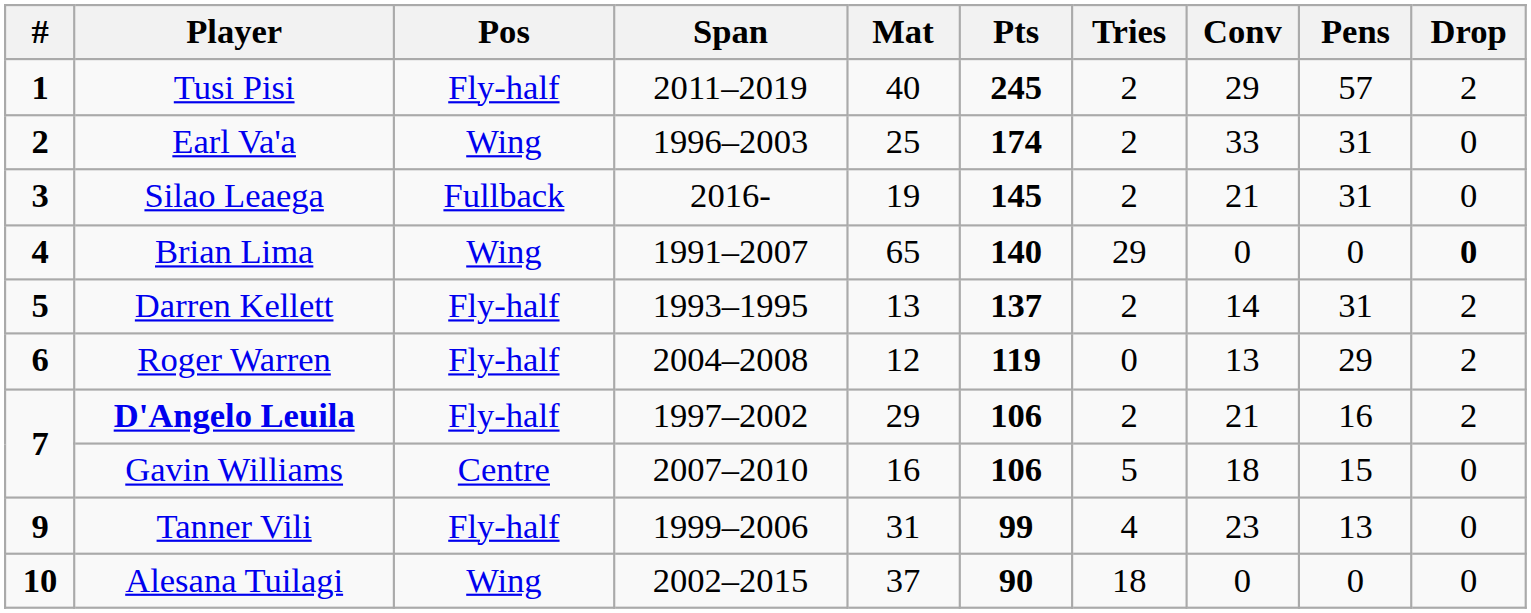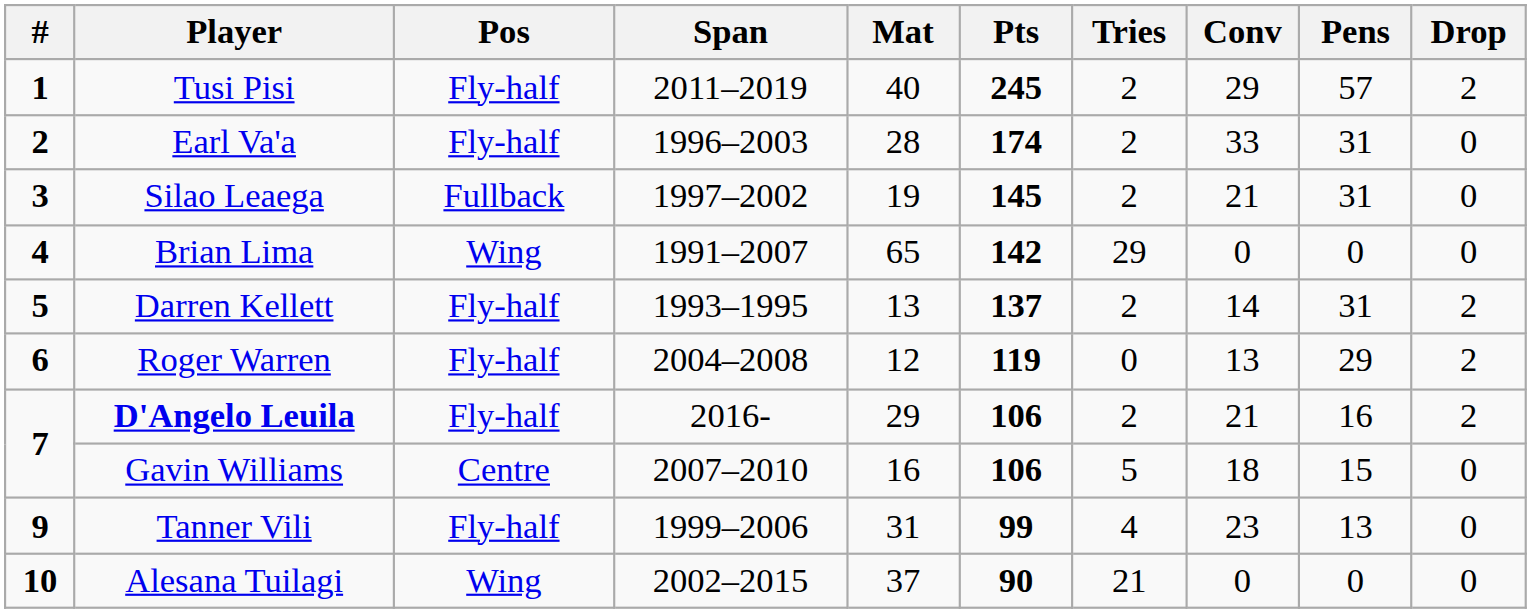(504, 141) Wing -> (504, 141) Fly-half
(903, 141) 25 -> (903, 141) 28
(730, 196) 2016- -> (730, 196) 1997–2002
(1016, 251) 140 -> (1016, 251) 142
(1469, 251) bold -> (1469, 251) normal
(730, 415) 1997–2002 -> (730, 415) 2016-
(1129, 580) 18 -> (1129, 580) 21
